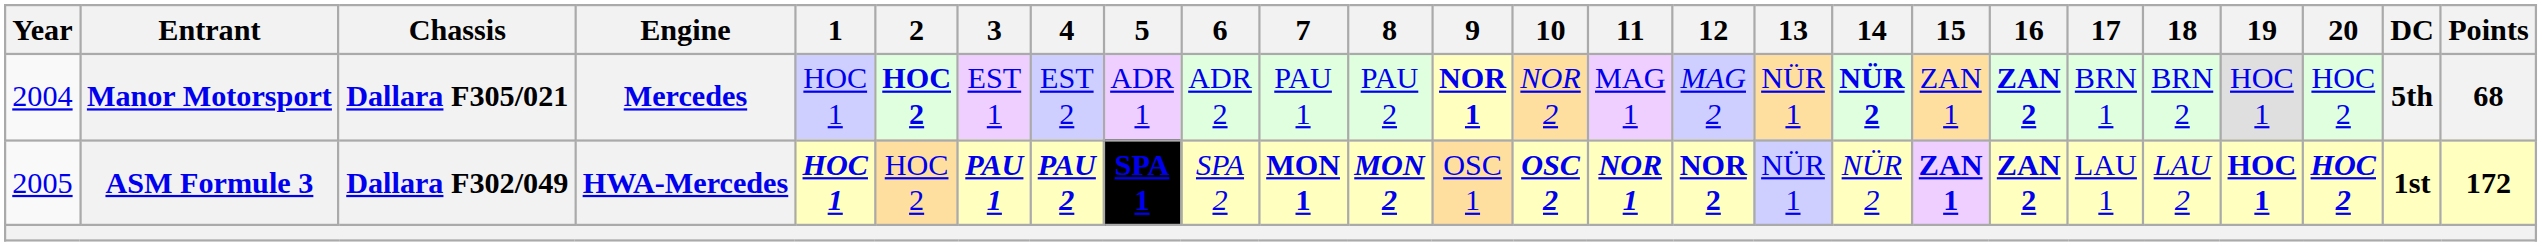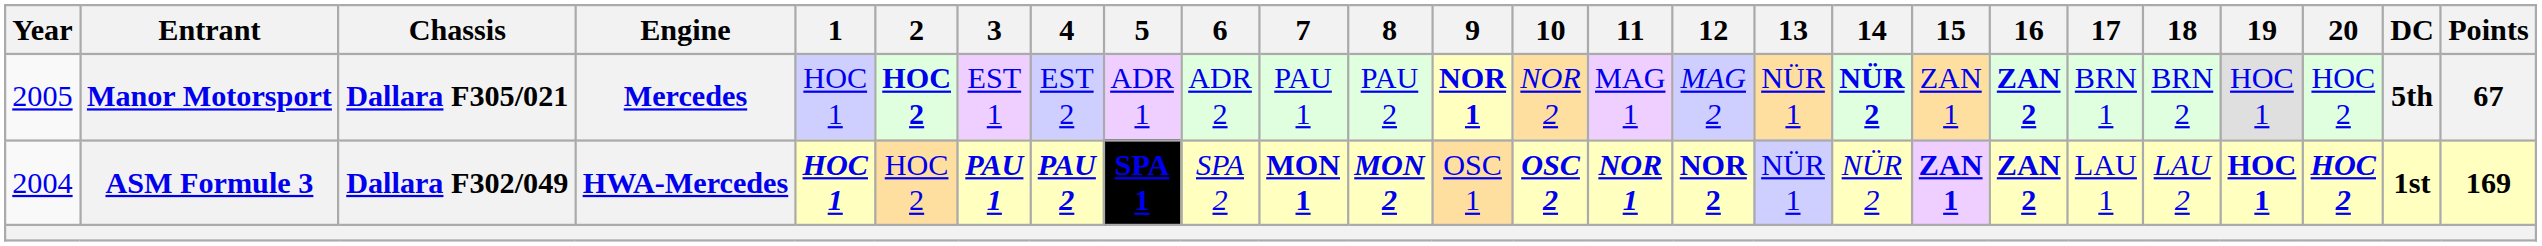(42, 96) 2004 -> (42, 96) 2005
(2488, 96) 68 -> (2488, 96) 67
(42, 181) 2005 -> (42, 181) 2004
(2488, 181) 172 -> (2488, 181) 169
